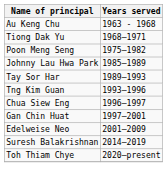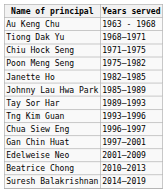+ row: (40, 50)
+ row: (30, 77)
+ row: (40, 169)
- row: (40, 155)
